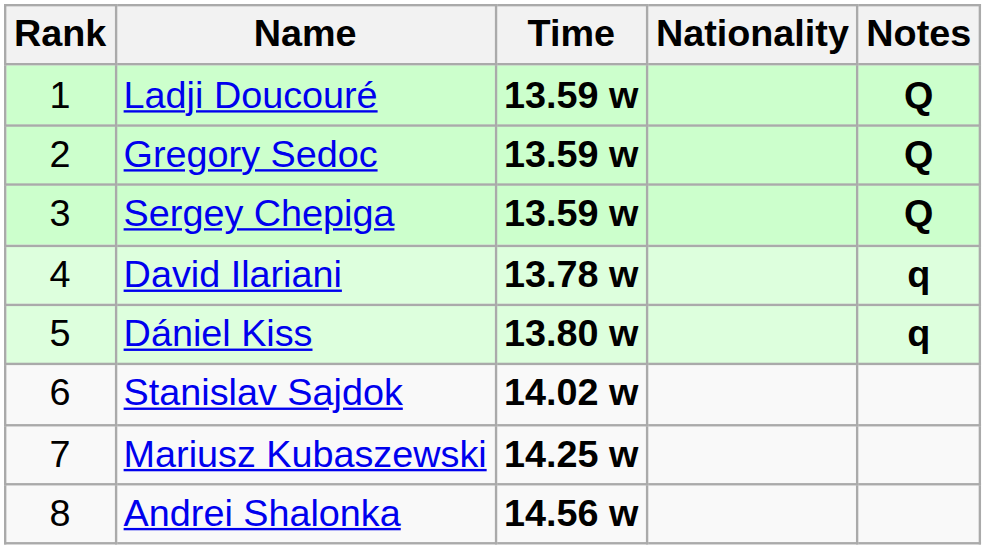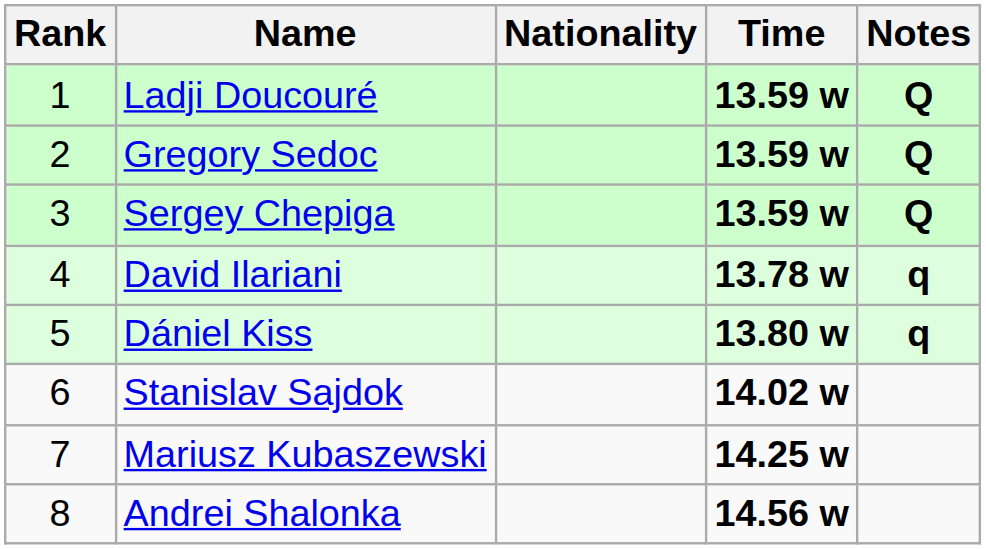columns swapped: (752, 34) <-> (571, 34)
